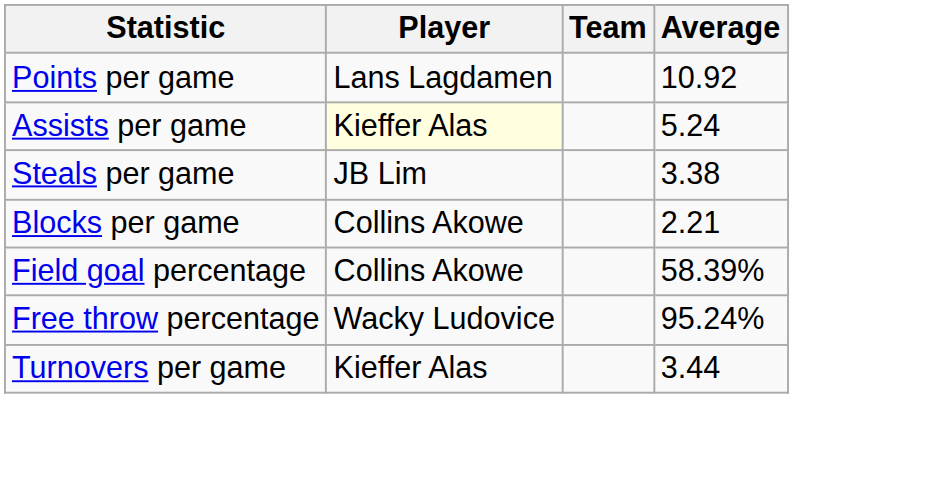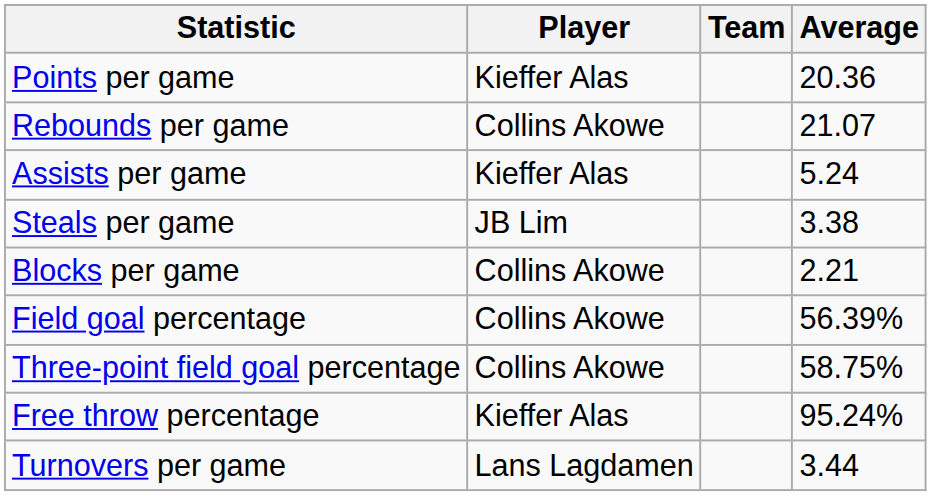(443, 77) Lans Lagdamen -> (552, 77) Kieffer Alas
(699, 77) 10.92 -> (838, 77) 20.36
+ row: (150, 125)
(411, 125) lightyellow background -> (552, 174) no background
(713, 271) 58.39% -> (851, 319) 56.39%
+ row: (236, 367)
(444, 319) Wacky Ludovice -> (552, 416) Kieffer Alas
(411, 367) Kieffer Alas -> (584, 464) Lans Lagdamen
